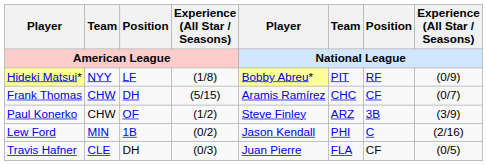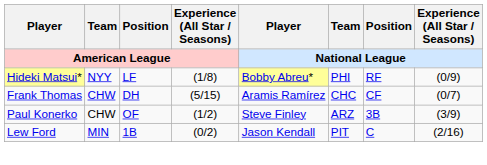(340, 77) PIT -> (341, 77) PHI
(341, 132) PHI -> (340, 132) PIT
- row: (42, 151)
